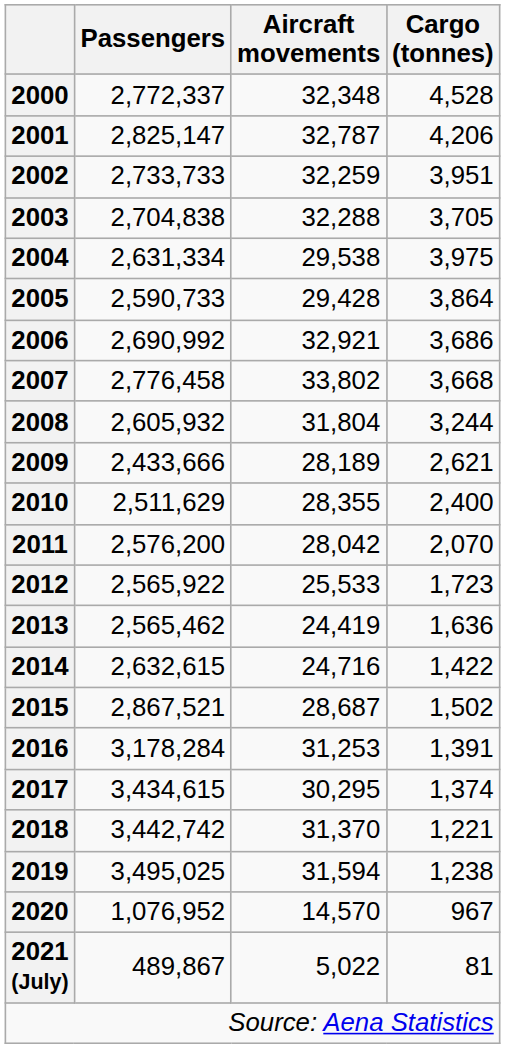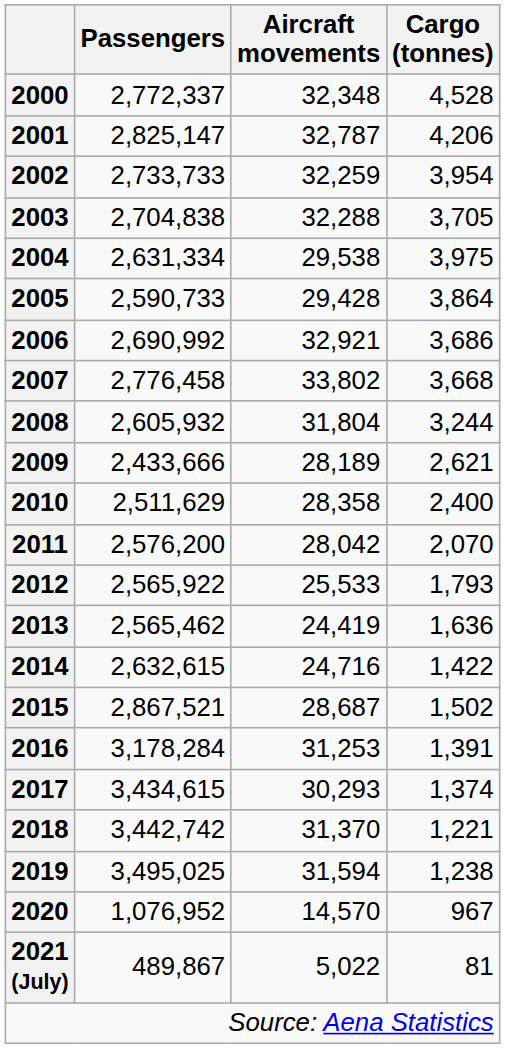(461, 176) 3,951 -> (461, 176) 3,954
(341, 503) 28,355 -> (341, 503) 28,358
(461, 585) 1,723 -> (461, 585) 1,793
(341, 789) 30,295 -> (341, 789) 30,293
